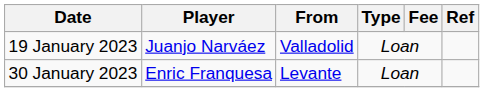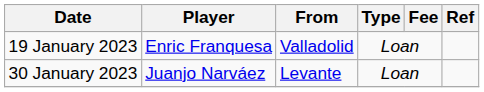(205, 45) Juanjo Narváez -> (209, 45) Enric Franquesa
(209, 73) Enric Franquesa -> (205, 73) Juanjo Narváez
